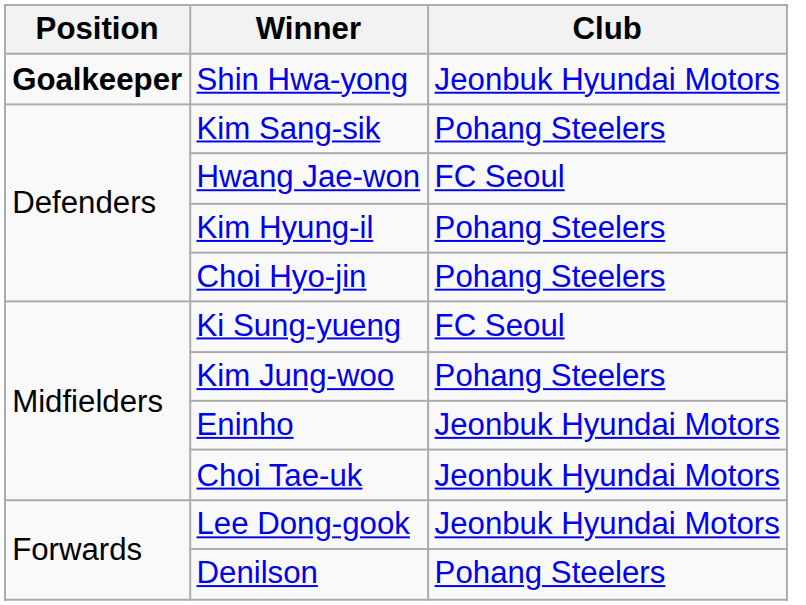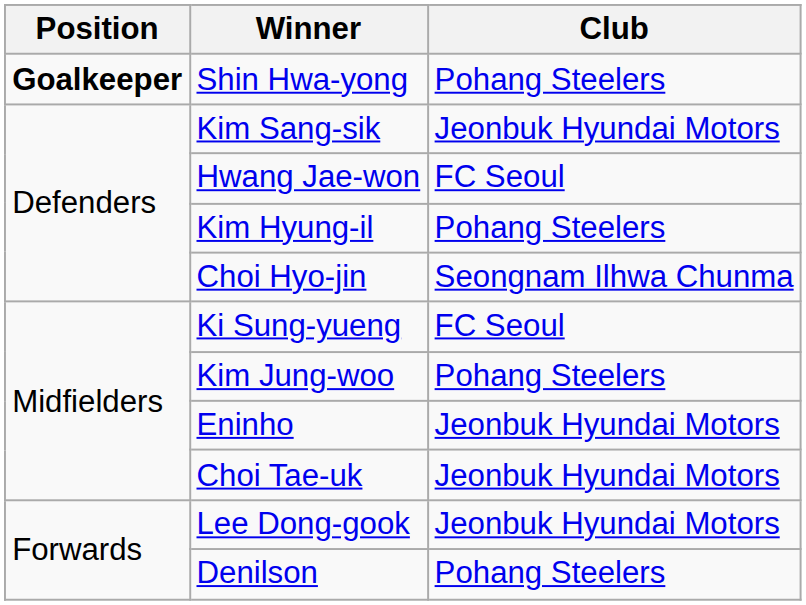(607, 78) Jeonbuk Hyundai Motors -> (550, 78) Pohang Steelers
(550, 128) Pohang Steelers -> (607, 128) Jeonbuk Hyundai Motors
(550, 276) Pohang Steelers -> (614, 276) Seongnam Ilhwa Chunma
